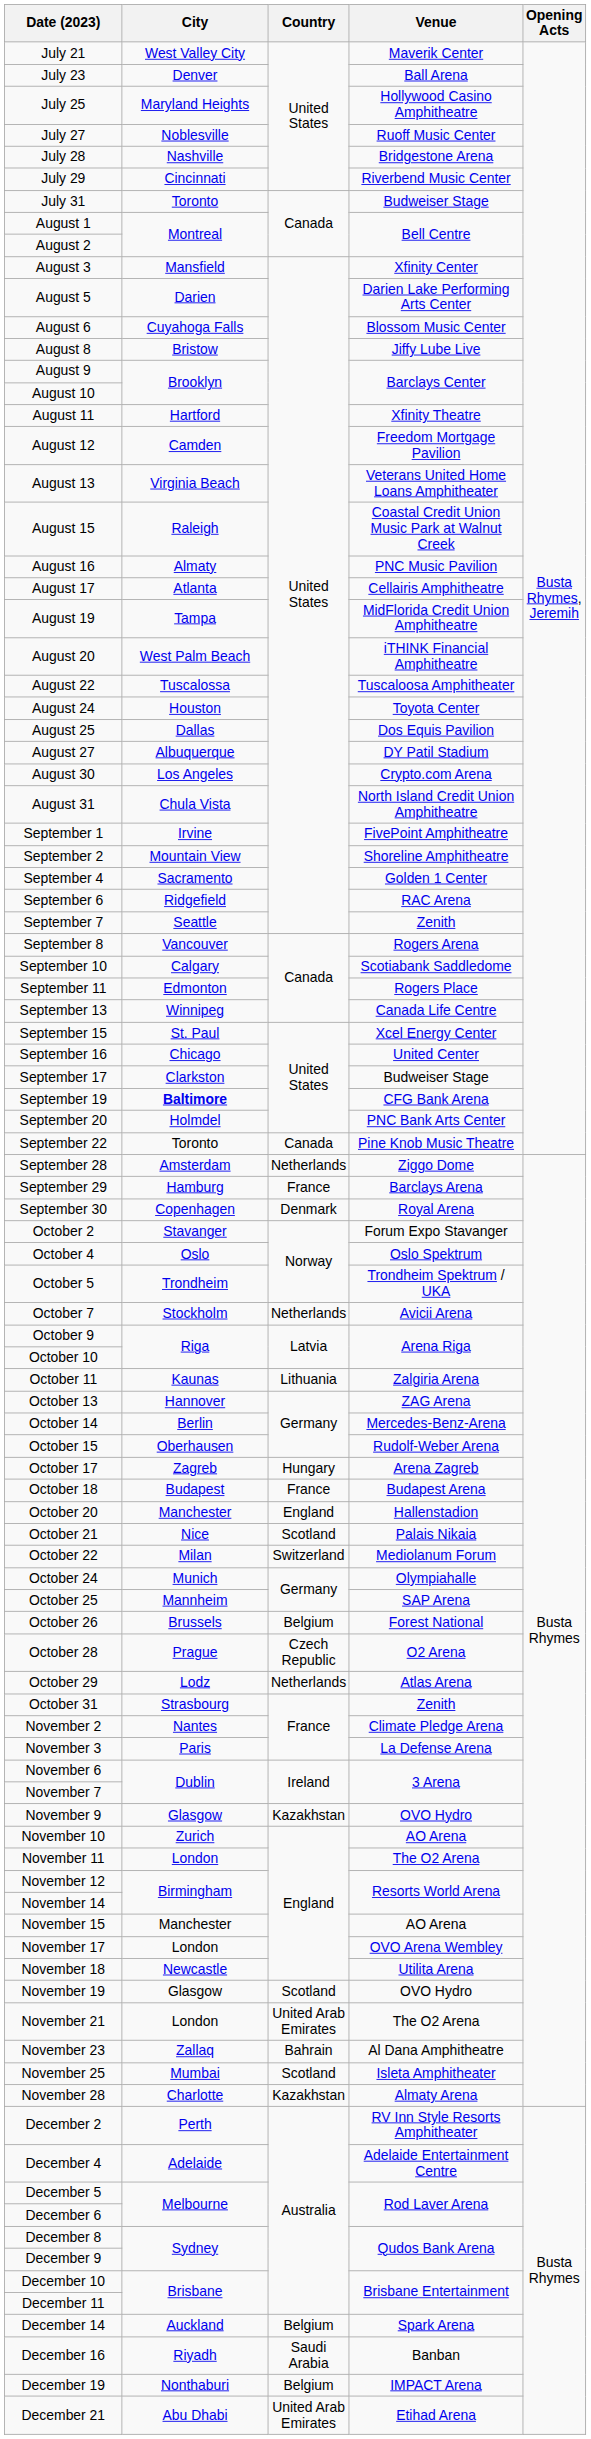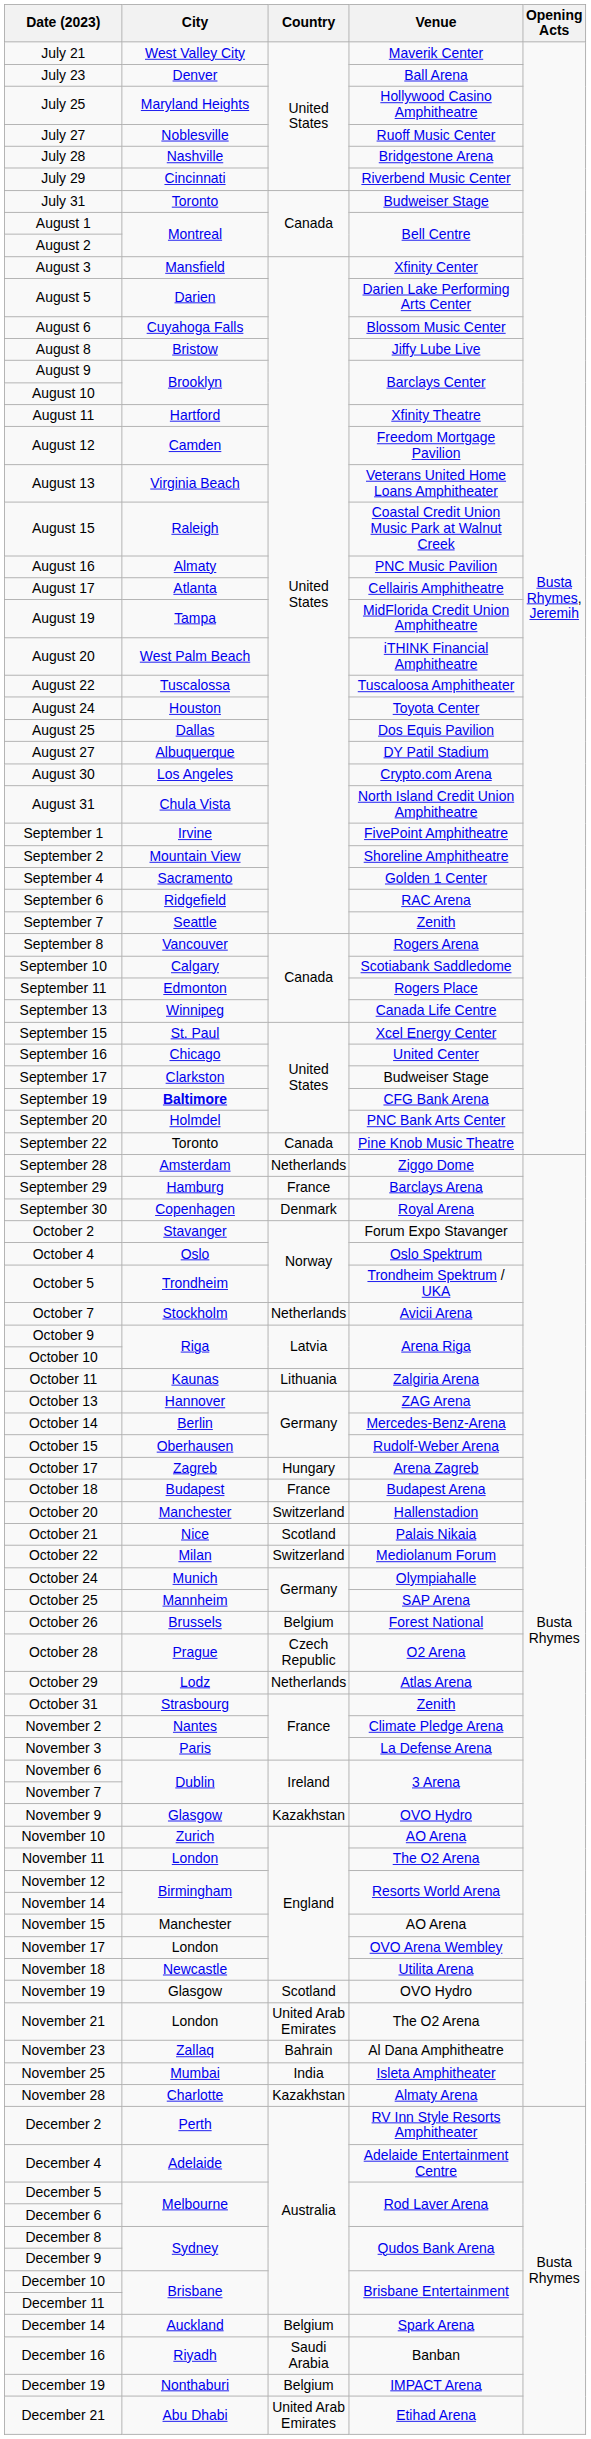(309, 1512) England -> (309, 1512) Switzerland
(309, 2073) Scotland -> (309, 2073) India
